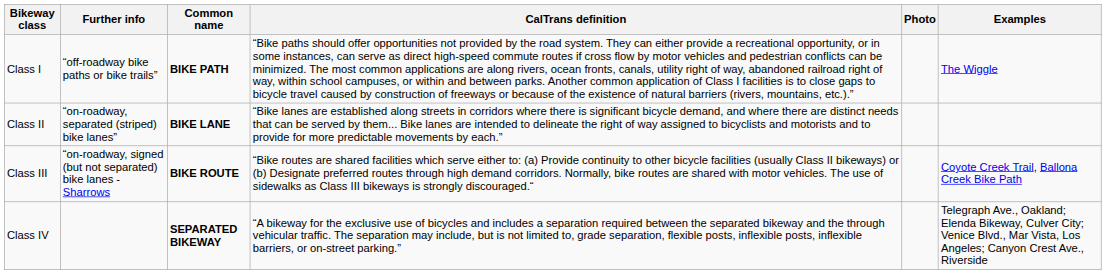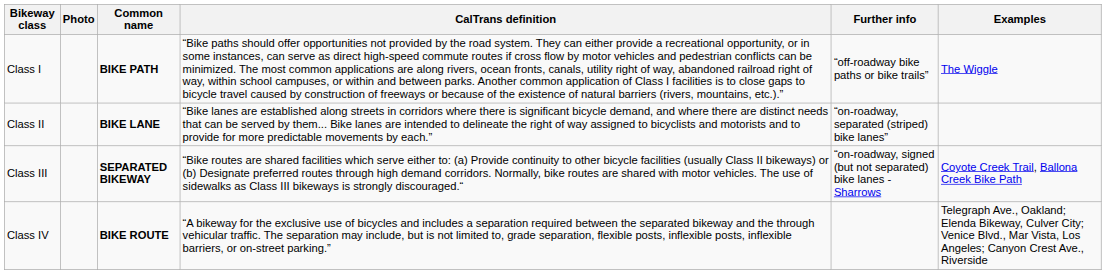columns swapped: (920, 19) <-> (114, 19)
(204, 173) BIKE ROUTE -> (133, 173) SEPARATED BIKEWAY
(204, 235) SEPARATED BIKEWAY -> (134, 235) BIKE ROUTE
